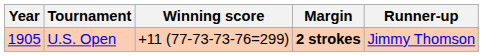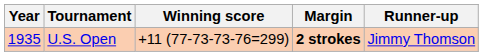(24, 39) 1905 -> (24, 39) 1935
